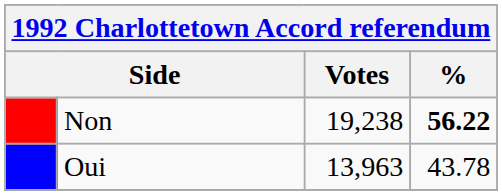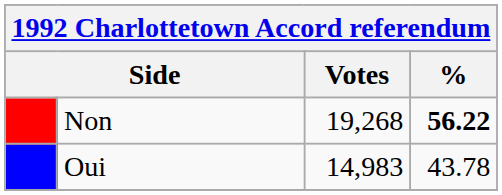(365, 120) 19,238 -> (365, 120) 19,268
(365, 166) 13,963 -> (365, 166) 14,983
